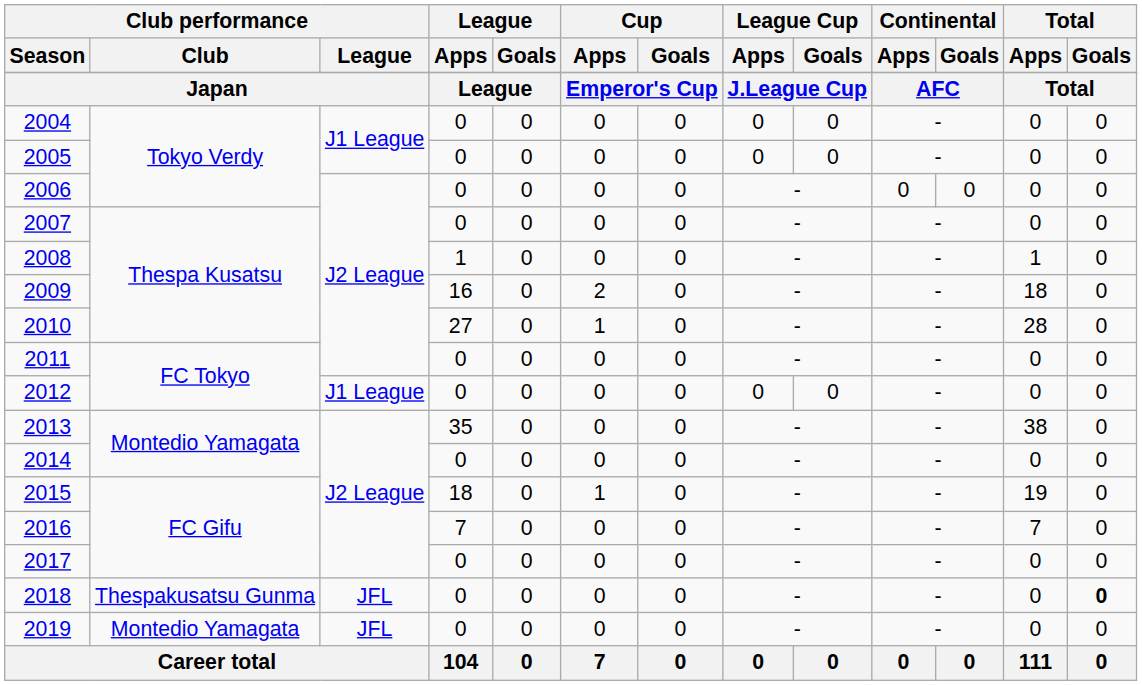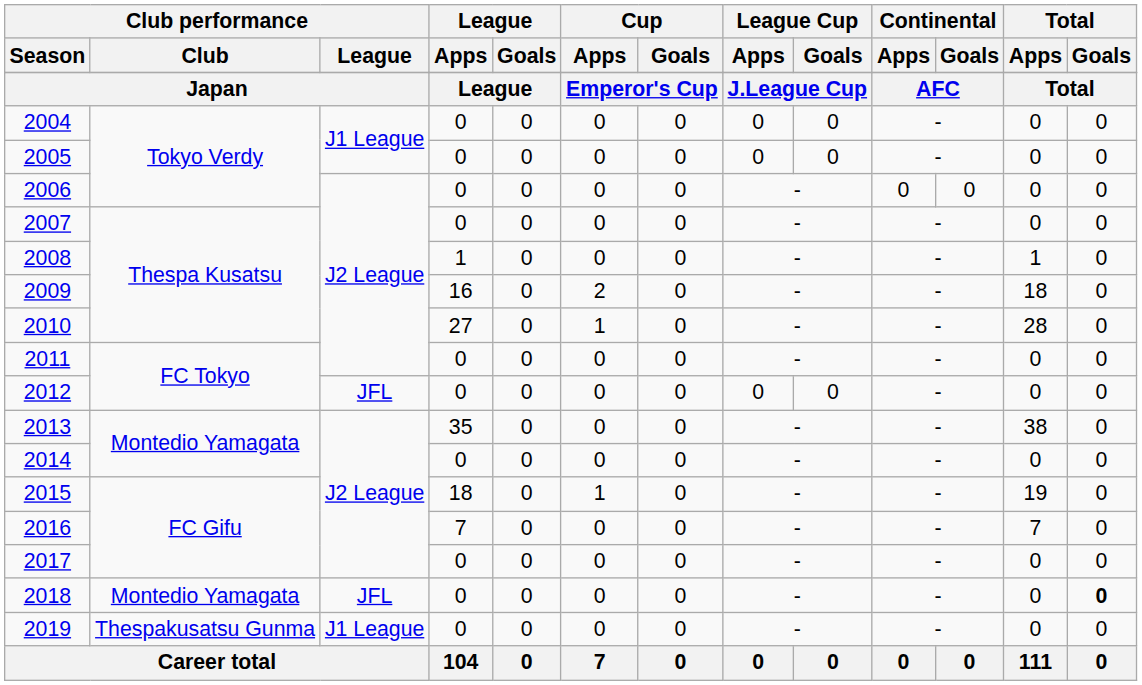(375, 392) J1 League -> (375, 392) JFL
(205, 595) Thespakusatsu Gunma -> (205, 595) Montedio Yamagata
(205, 628) Montedio Yamagata -> (205, 628) Thespakusatsu Gunma
(375, 628) JFL -> (375, 628) J1 League
